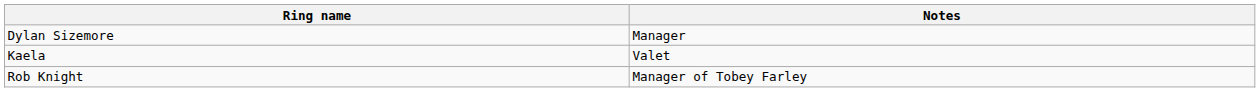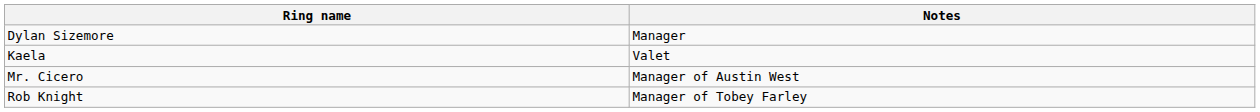+ row: (45, 76)
